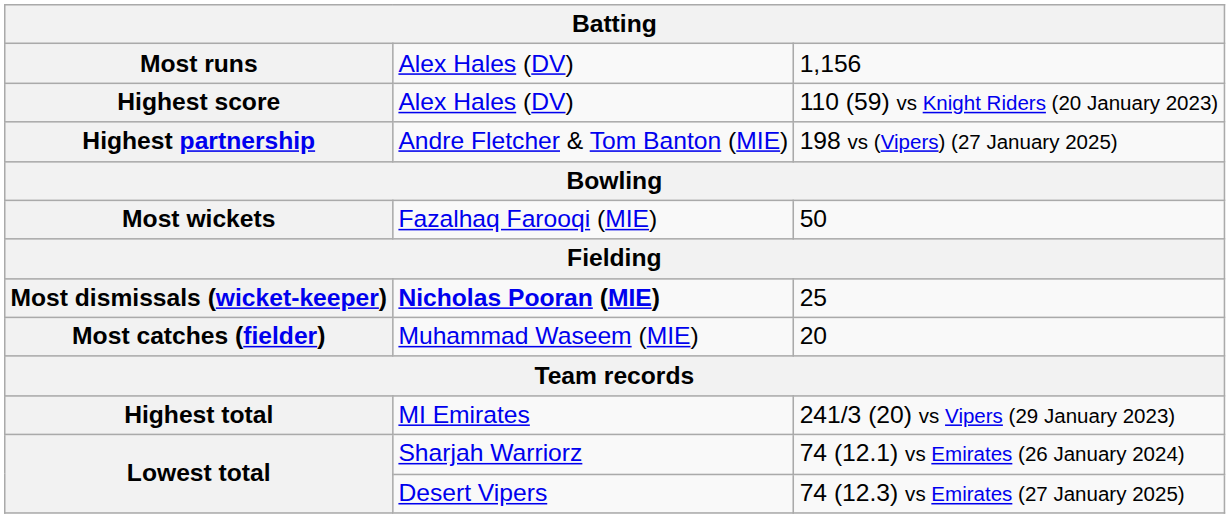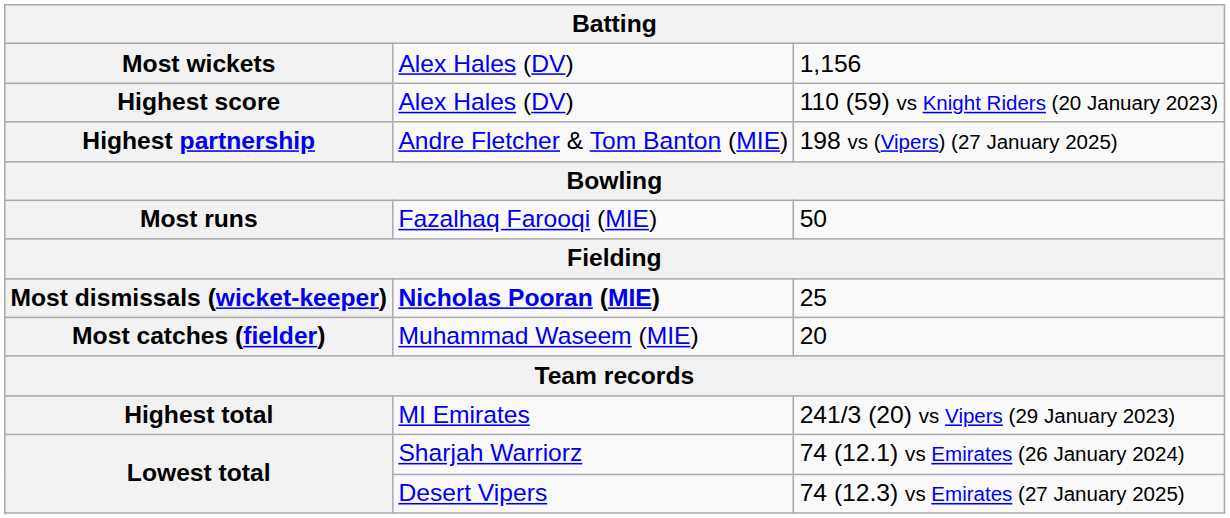(199, 63) Most runs -> (199, 63) Most wickets
(199, 219) Most wickets -> (199, 219) Most runs
